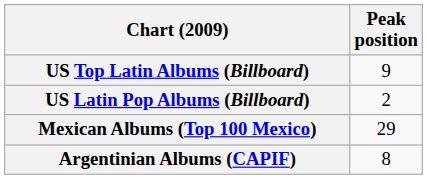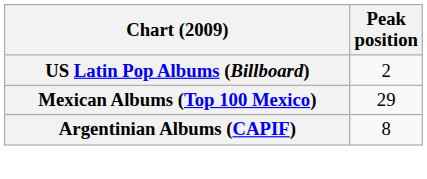- row: (177, 70)
